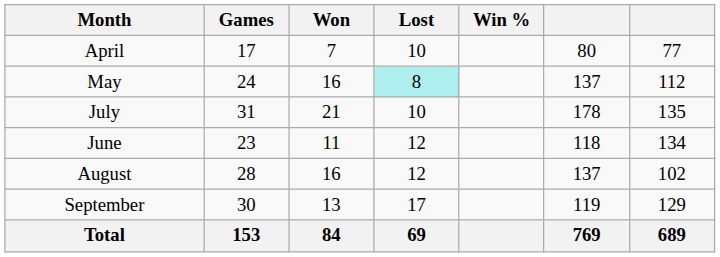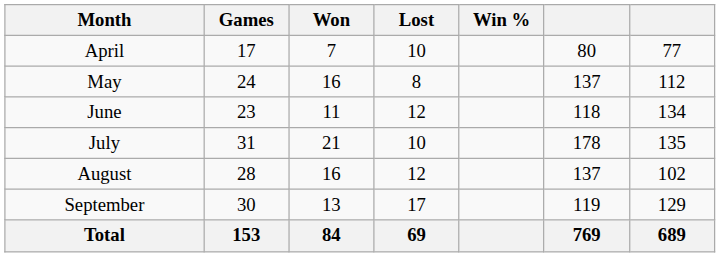(416, 81) paleturquoise background -> (416, 81) no background
rows swapped: (104, 143) <-> (104, 112)
